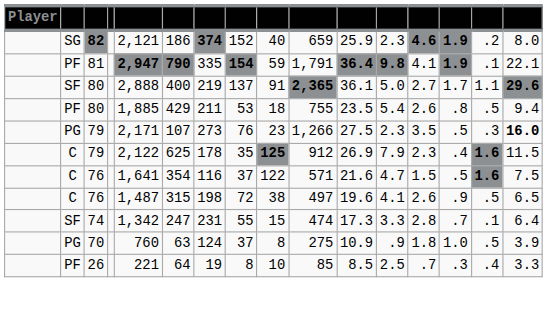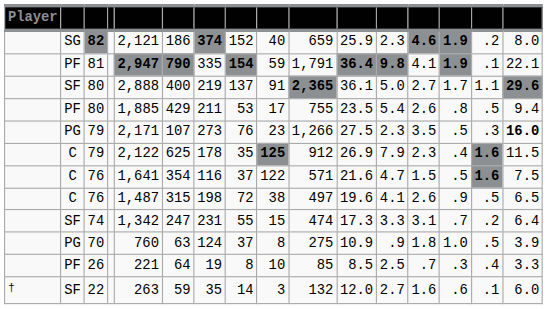(277, 110) 18 -> (277, 110) 17
(424, 222) 2.8 -> (424, 222) 3.1
(491, 222) .1 -> (491, 222) .2
+ row: (73, 291)
